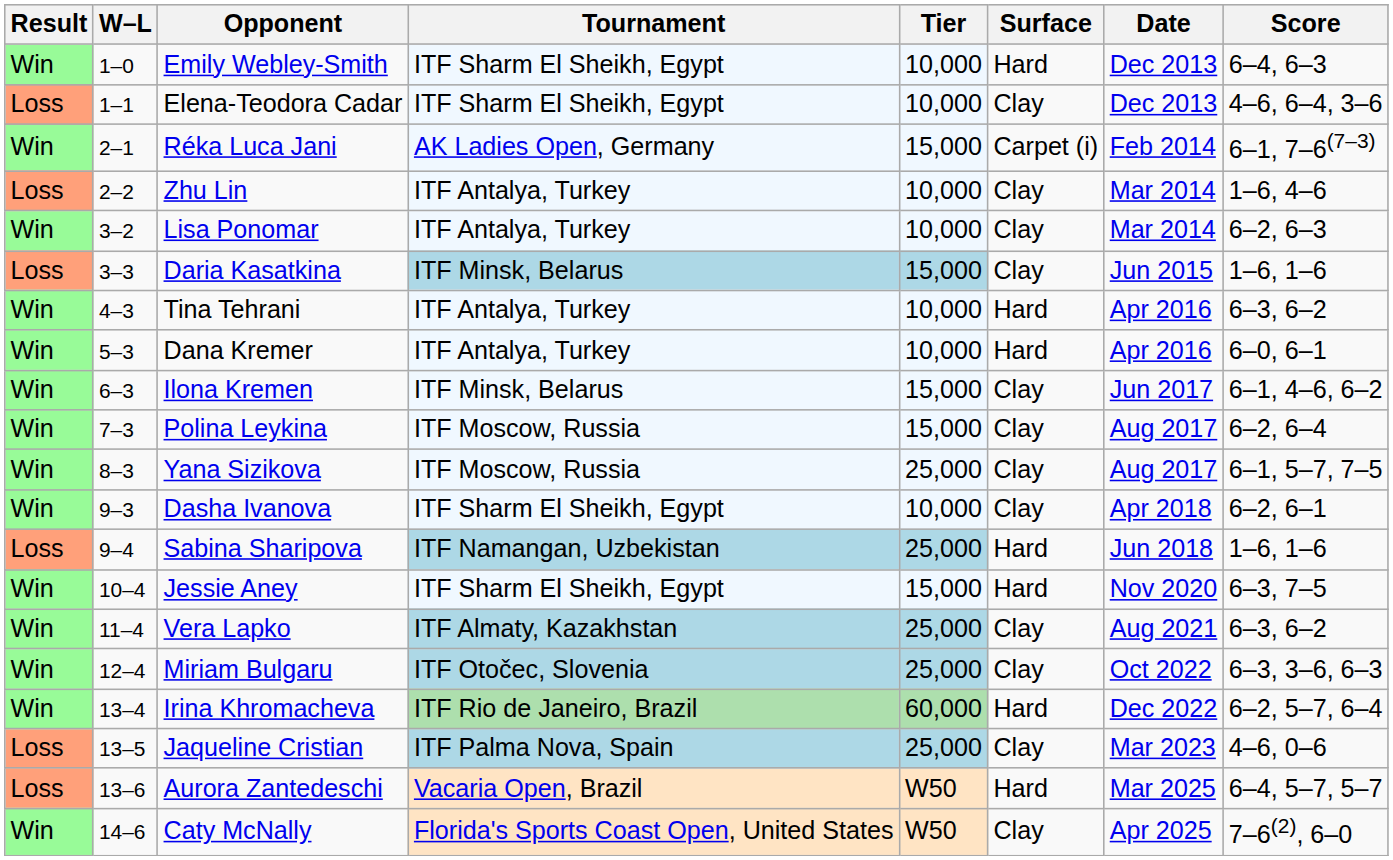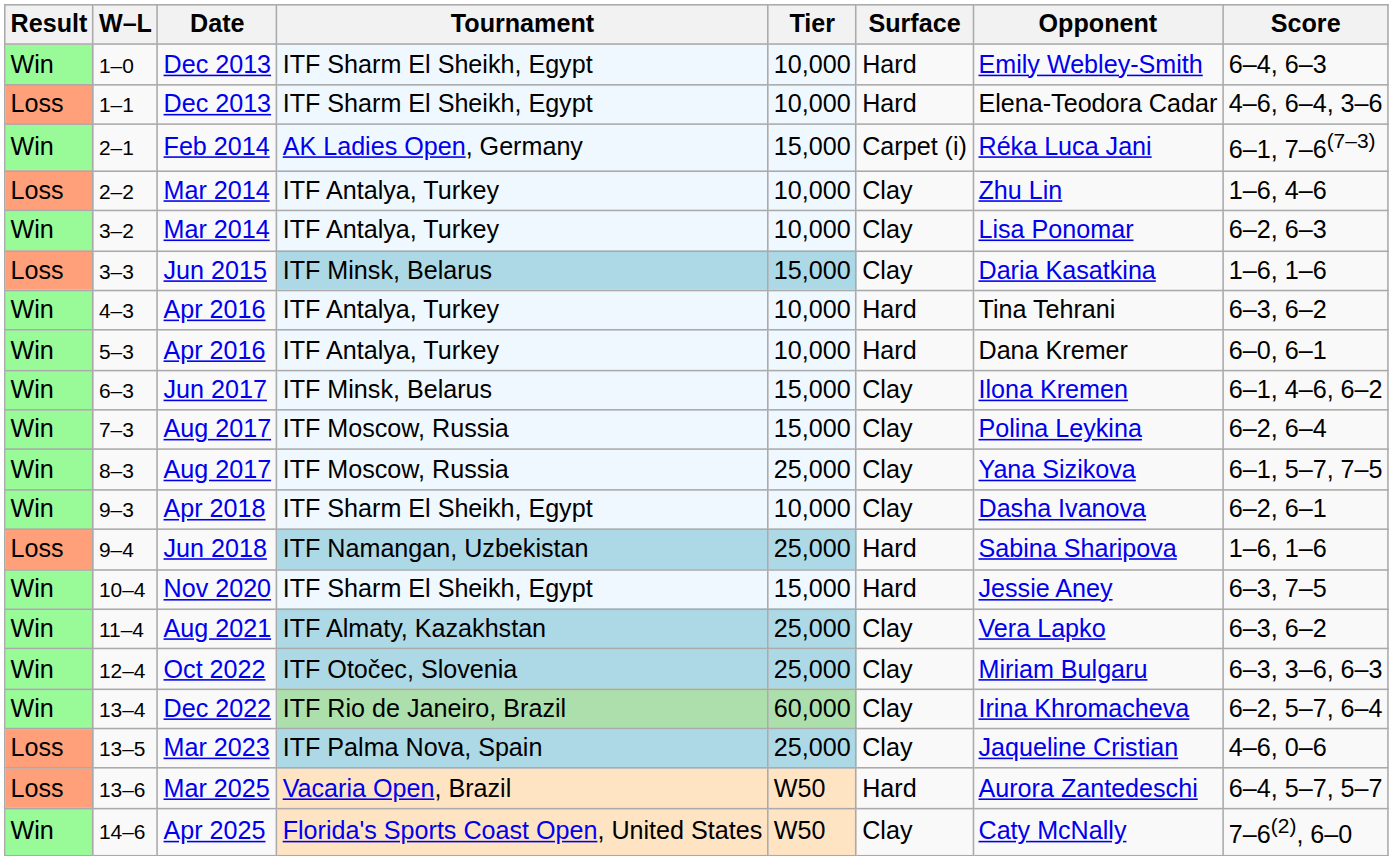columns swapped: (1163, 24) <-> (283, 24)
(1019, 104) Clay -> (889, 104) Hard
(1021, 708) Hard -> (887, 708) Clay
